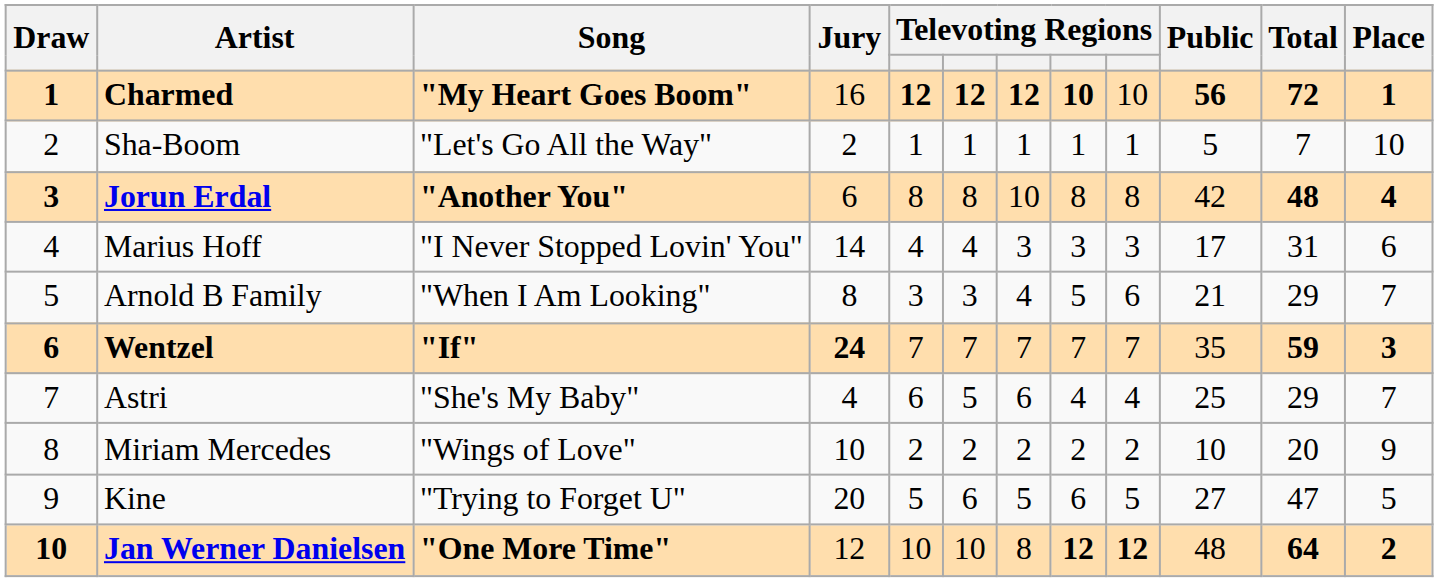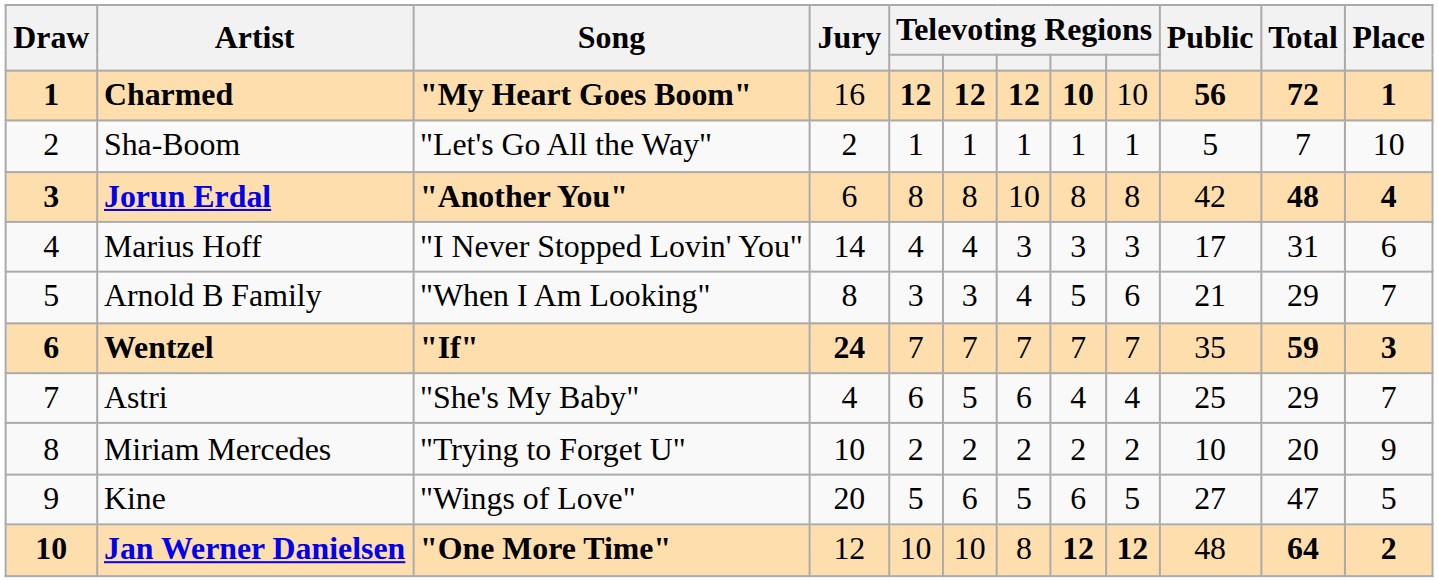(528, 448) "Wings of Love" -> (553, 448) "Trying to Forget U"
(553, 498) "Trying to Forget U" -> (528, 498) "Wings of Love"
